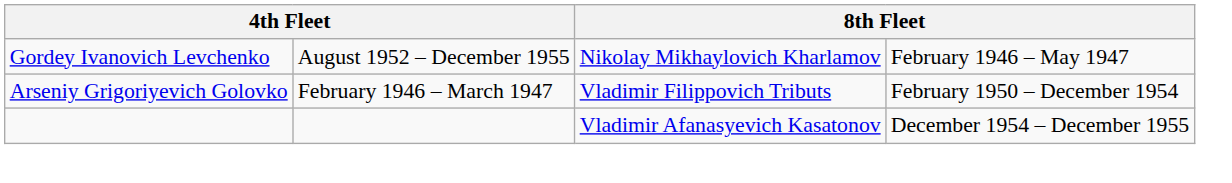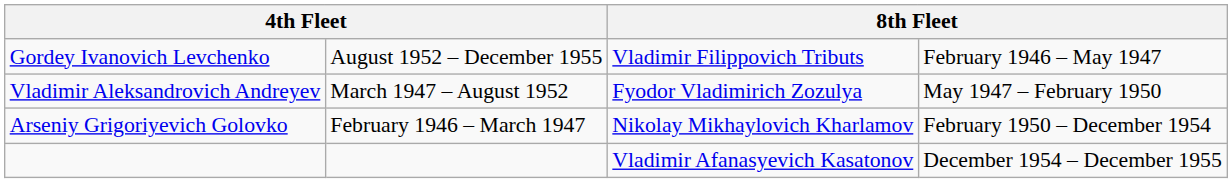(730, 56) Nikolay Mikhaylovich Kharlamov -> (738, 56) Vladimir Filippovich Tributs
+ row: (165, 90)
(705, 90) Vladimir Filippovich Tributs -> (763, 125) Nikolay Mikhaylovich Kharlamov
